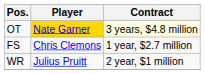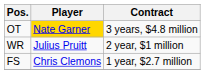(152, 29) lightyellow background -> (152, 29) no background
rows swapped: (13, 45) <-> (15, 62)
